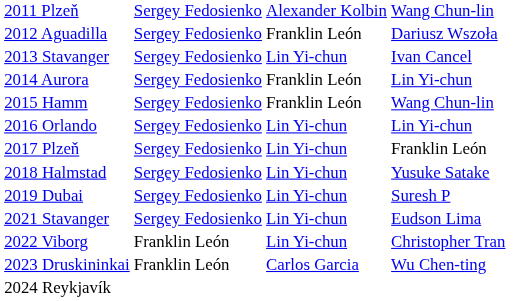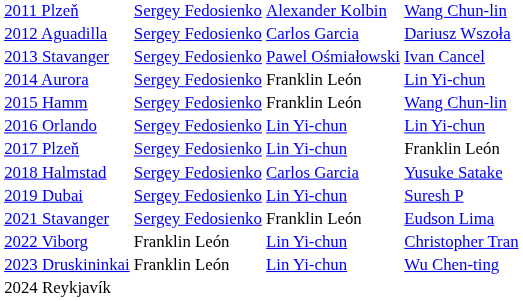(314, 33) Franklin León -> (313, 33) Carlos Garcia
(307, 56) Lin Yi-chun -> (333, 56) Pawel Ośmiałowski
(307, 172) Lin Yi-chun -> (313, 172) Carlos Garcia
(307, 218) Lin Yi-chun -> (314, 218) Franklin León
(313, 264) Carlos Garcia -> (307, 264) Lin Yi-chun
